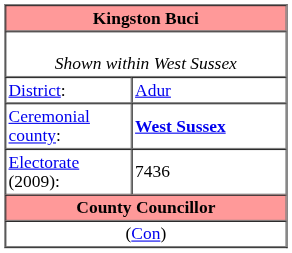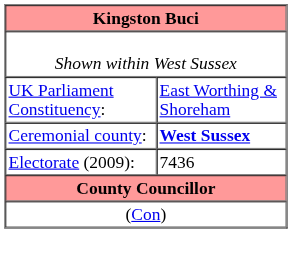- row: (37, 90)
+ row: (61, 99)
